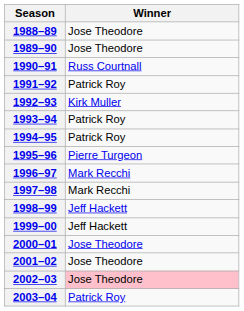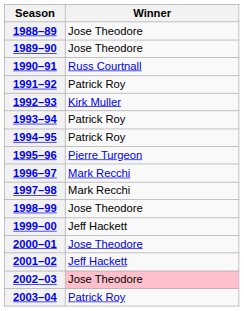(98, 208) Jeff Hackett -> (105, 208) Jose Theodore
(105, 262) Jose Theodore -> (98, 262) Jeff Hackett
